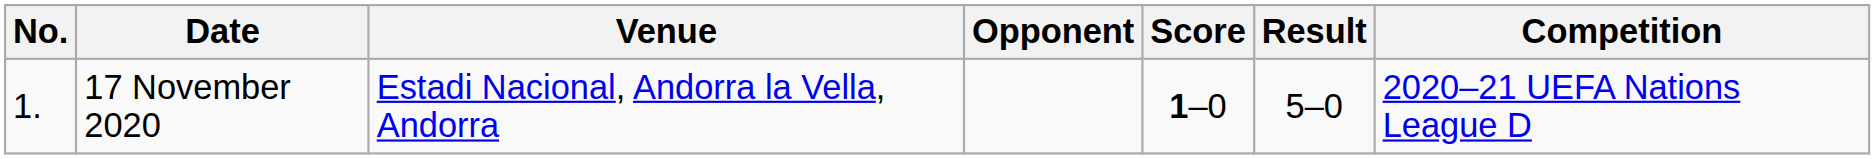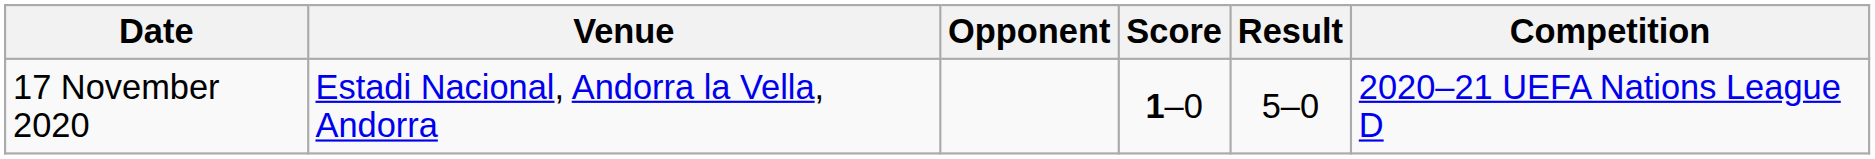- column: (41, 31)
